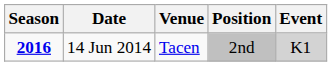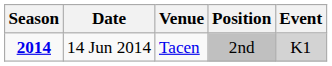(34, 47) 2016 -> (34, 47) 2014
